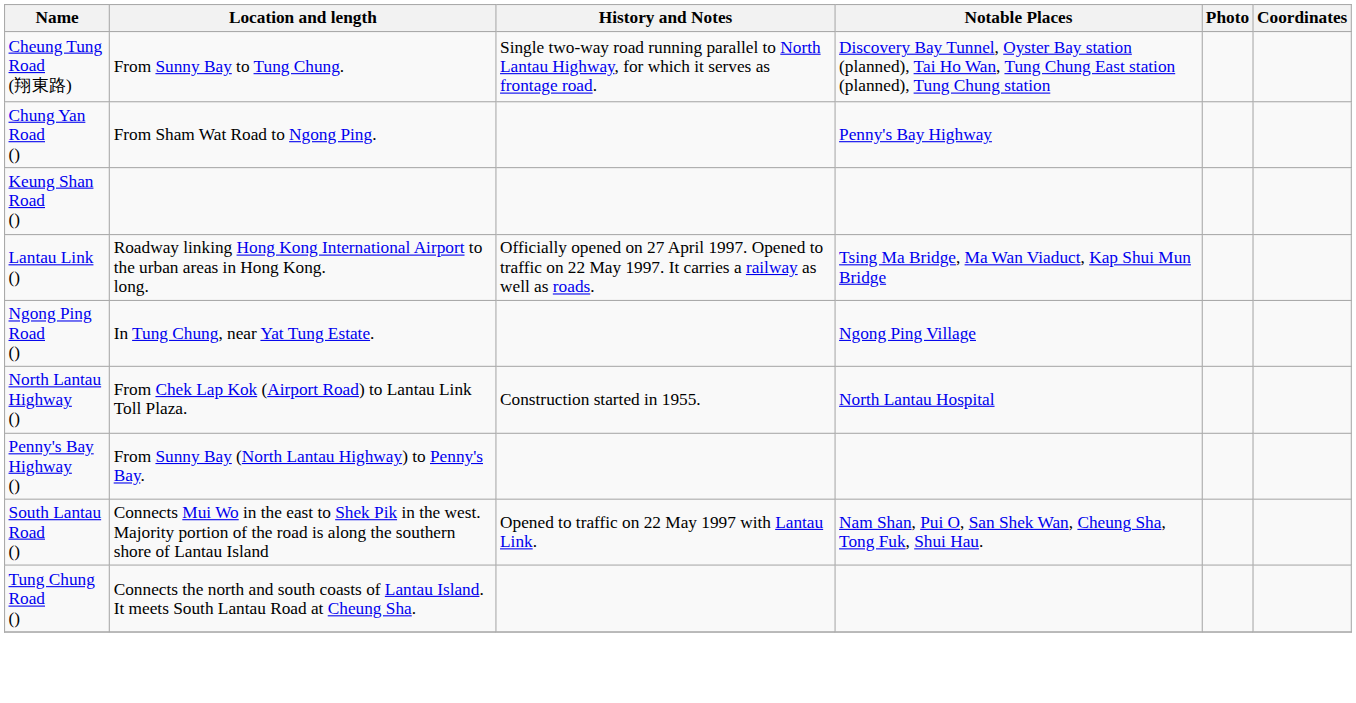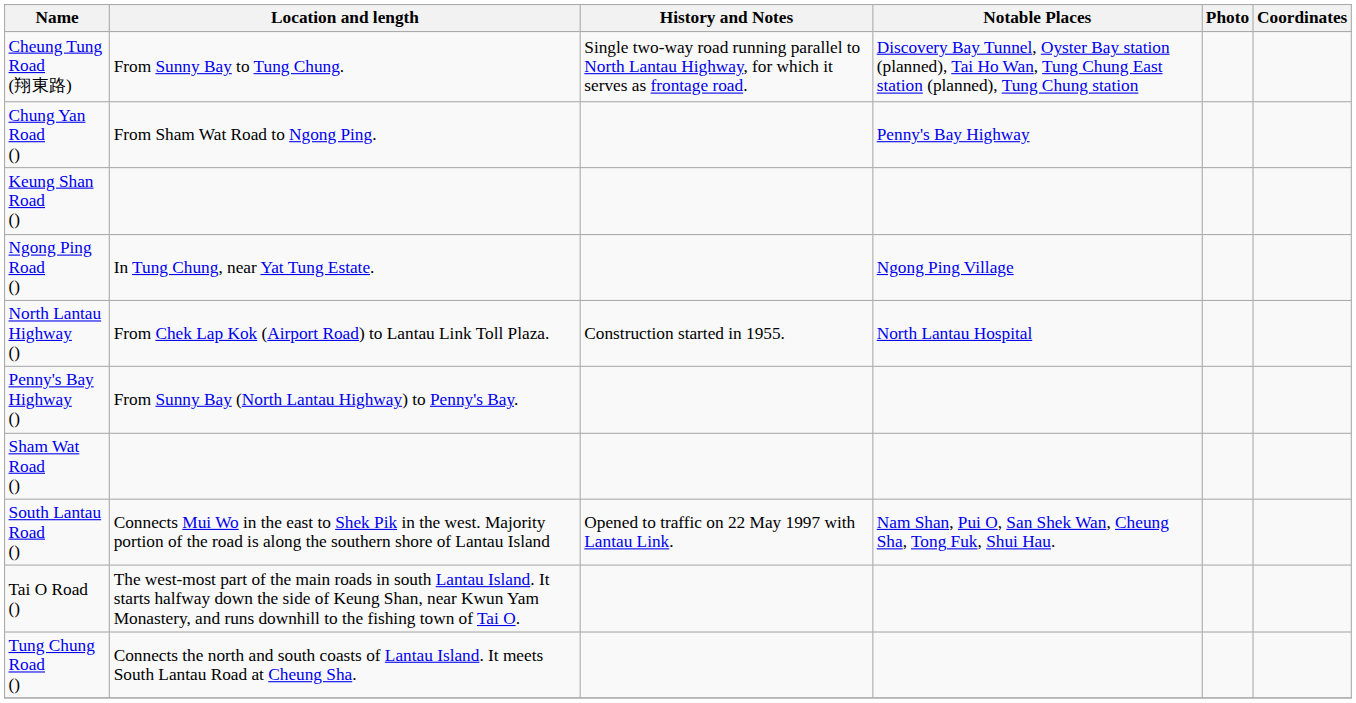- row: (51, 267)
+ row: (44, 465)
+ row: (48, 598)
